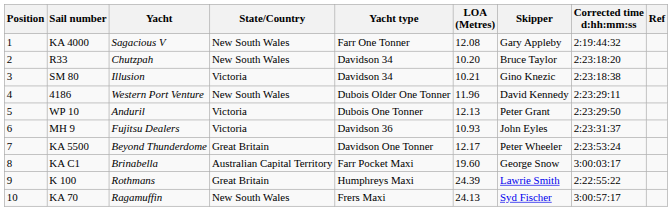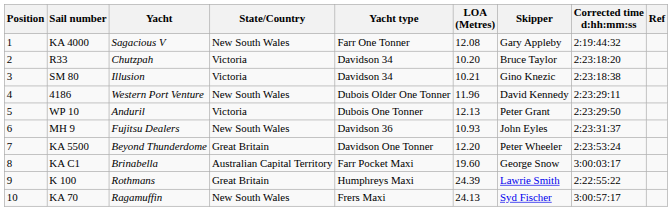(251, 59) New South Wales -> (229, 59) Victoria
(229, 128) Victoria -> (251, 128) New South Wales
(468, 146) 12.17 -> (468, 146) 12.20
